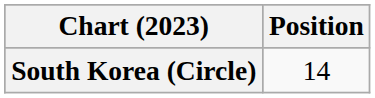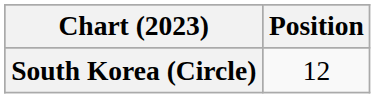(316, 69) 14 -> (316, 69) 12
